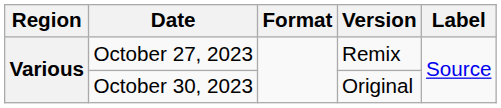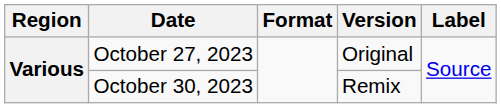(371, 53) Remix -> (378, 53) Original
(378, 86) Original -> (371, 86) Remix
